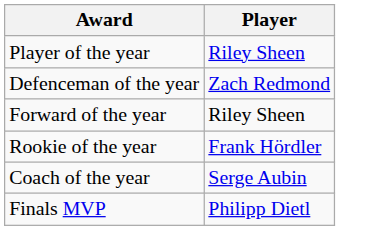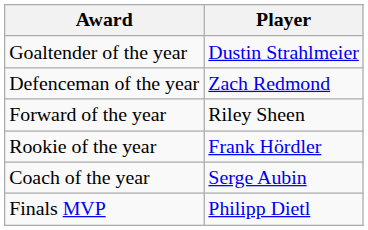- row: (79, 51)
+ row: (98, 51)
